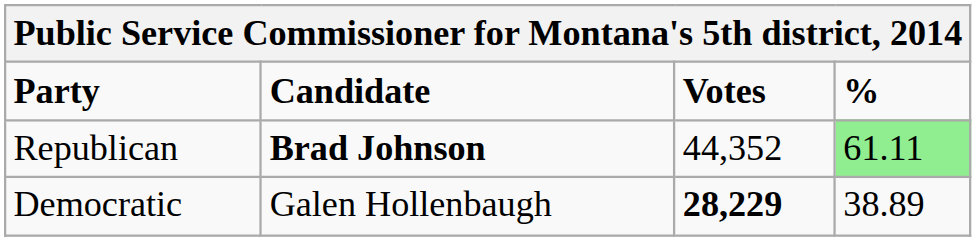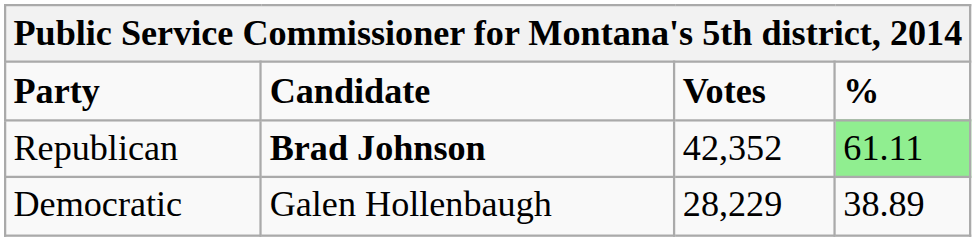(733, 147) 44,352 -> (733, 147) 42,352
(733, 205) bold -> (733, 205) normal
